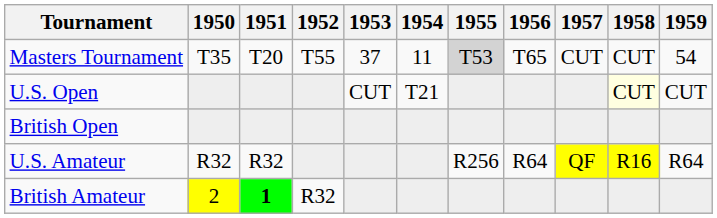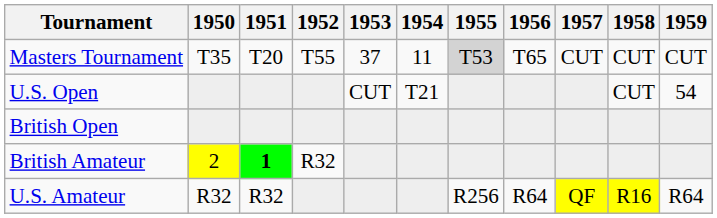(686, 56) 54 -> (686, 56) CUT
(634, 91) lightyellow background -> (634, 91) no background
(686, 91) CUT -> (686, 91) 54
rows swapped: (67, 161) <-> (77, 196)
